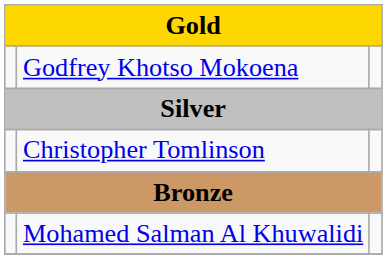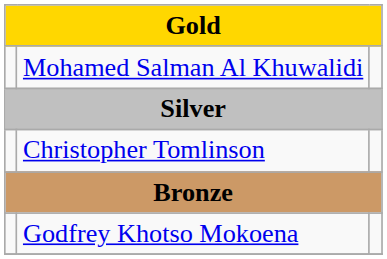rows swapped: (161, 66) <-> (193, 233)
